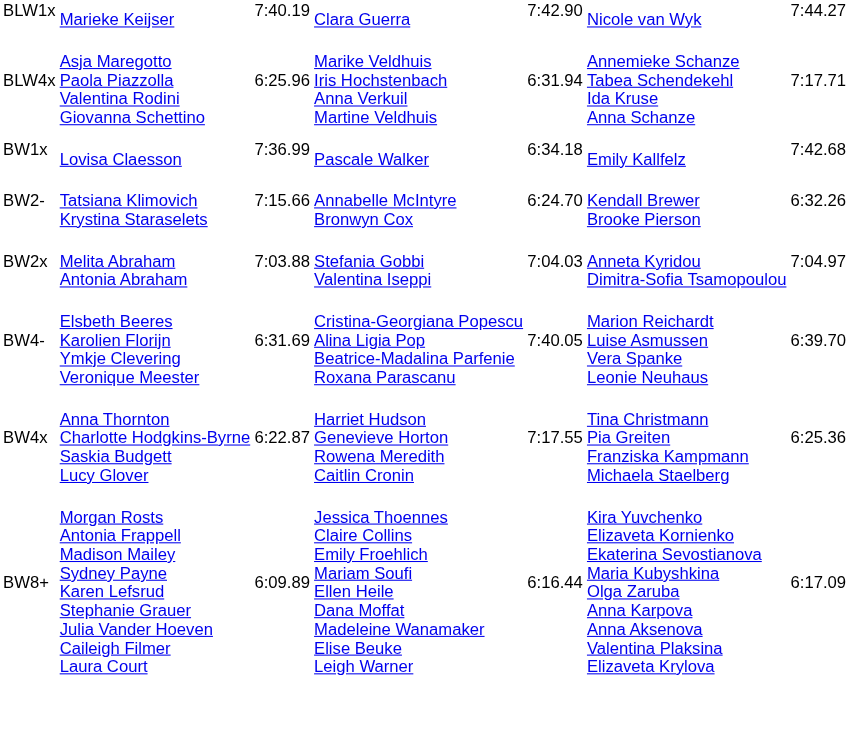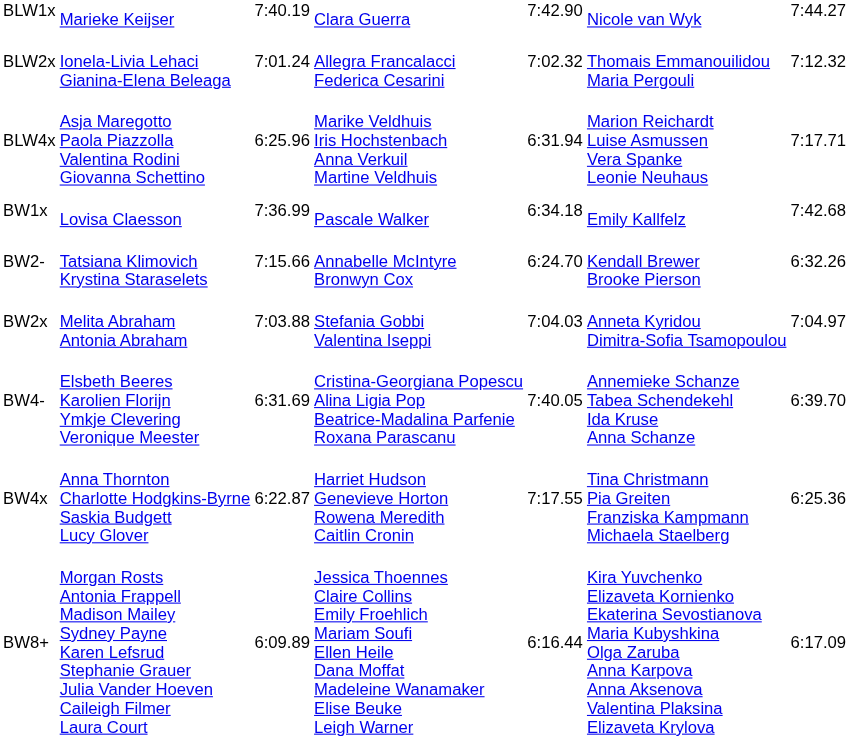+ row: (29, 61)
(663, 89) Annemieke Schanze Tabea Schendekehl Ida Kruse Anna Schanze -> (650, 150) Marion Reichardt Luise Asmussen Vera Spanke Leonie Neuhaus
(650, 349) Marion Reichardt Luise Asmussen Vera Spanke Leonie Neuhaus -> (663, 410) Annemieke Schanze Tabea Schendekehl Ida Kruse Anna Schanze
